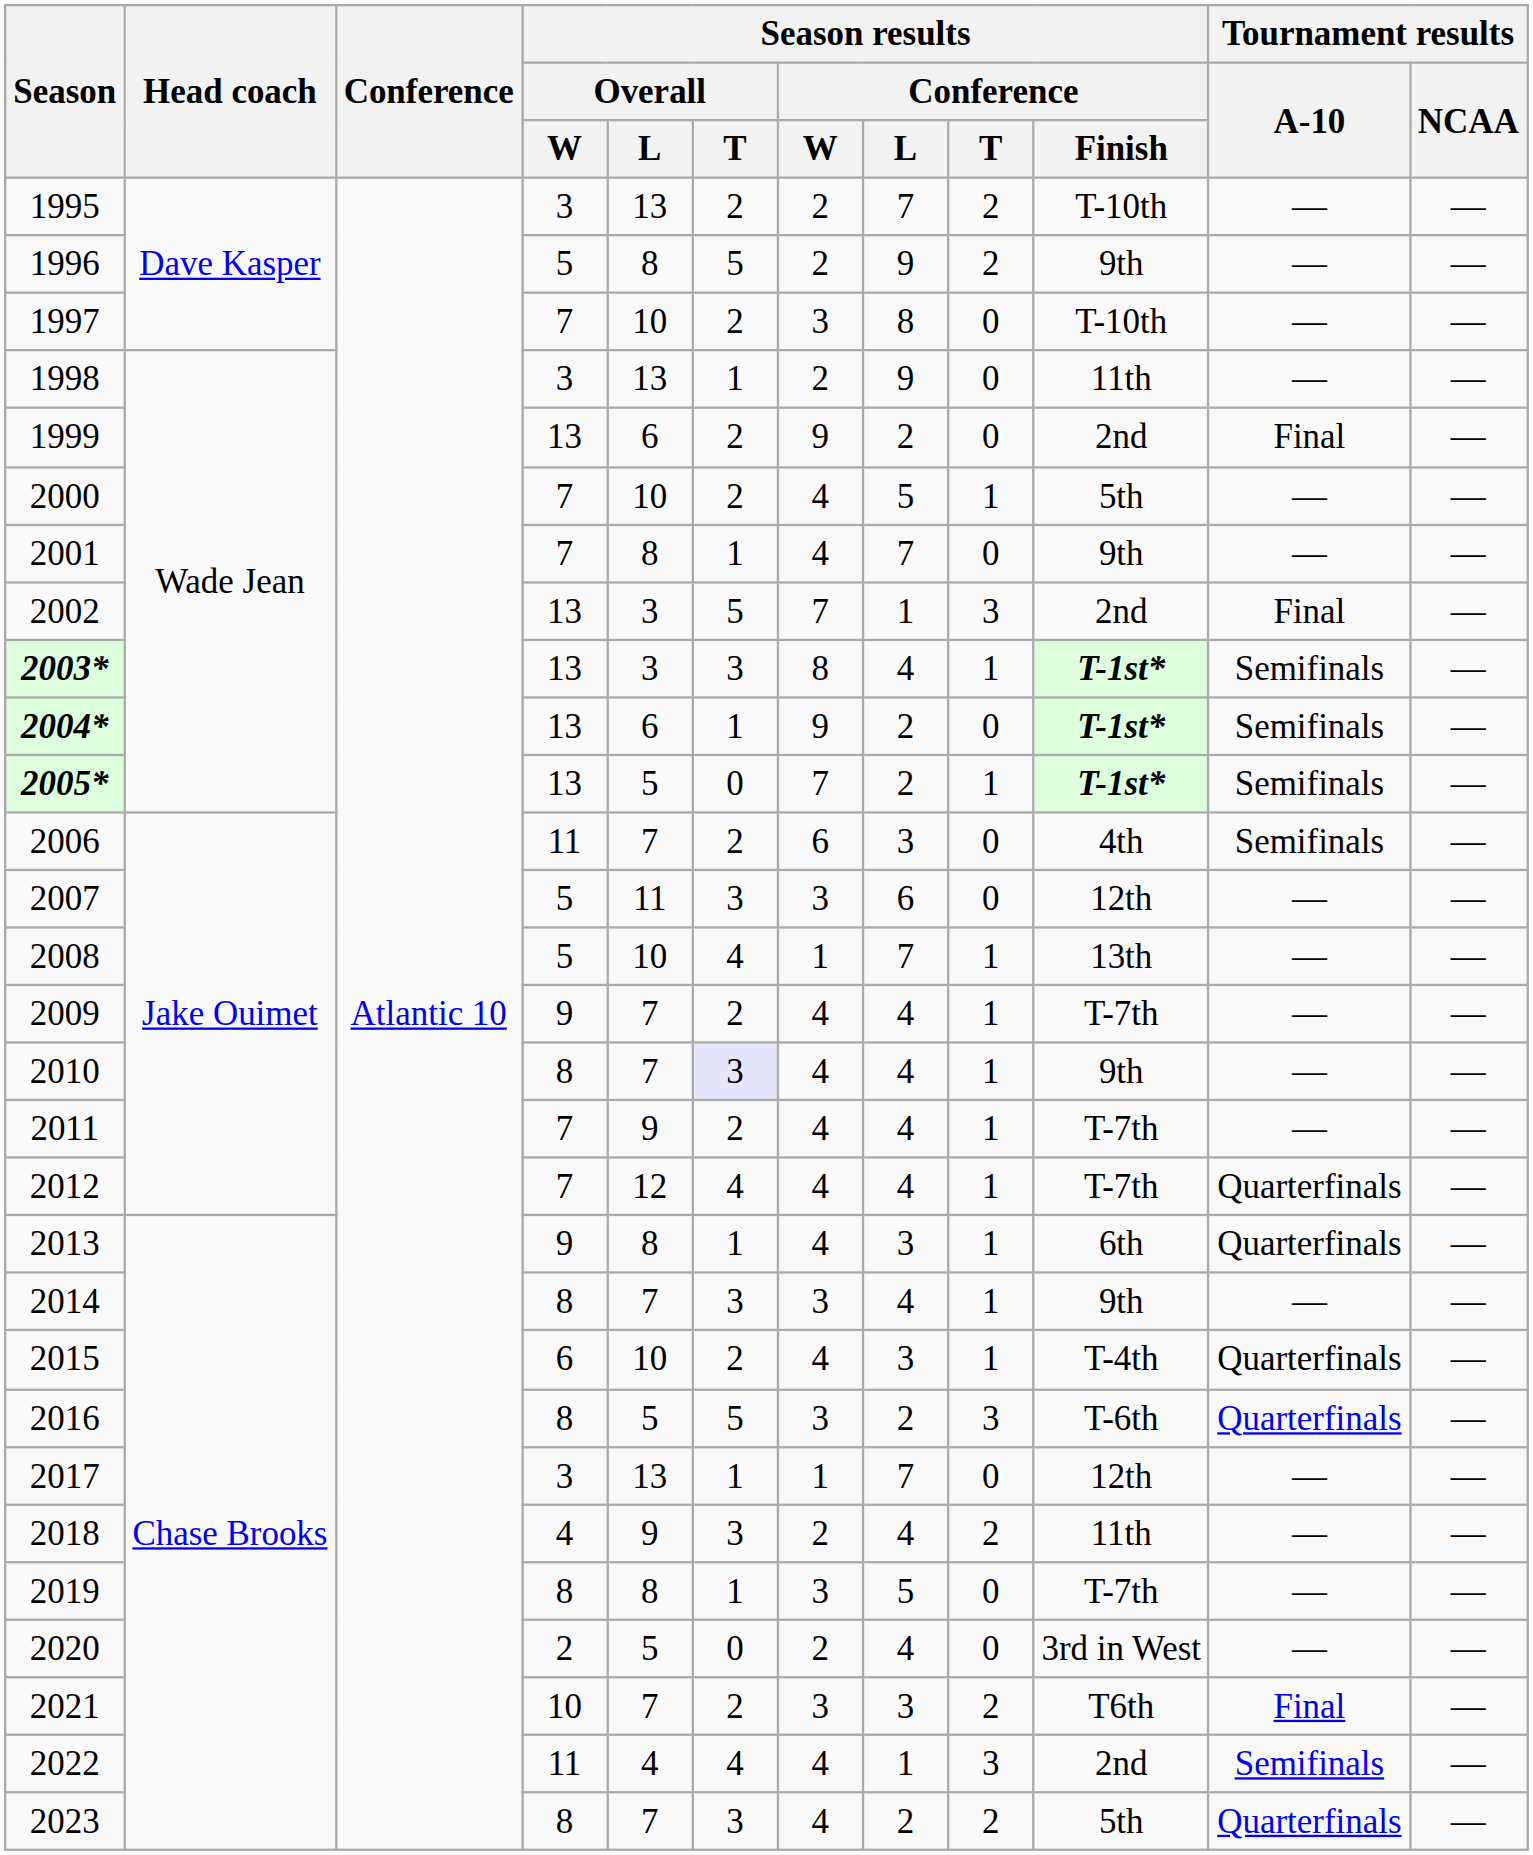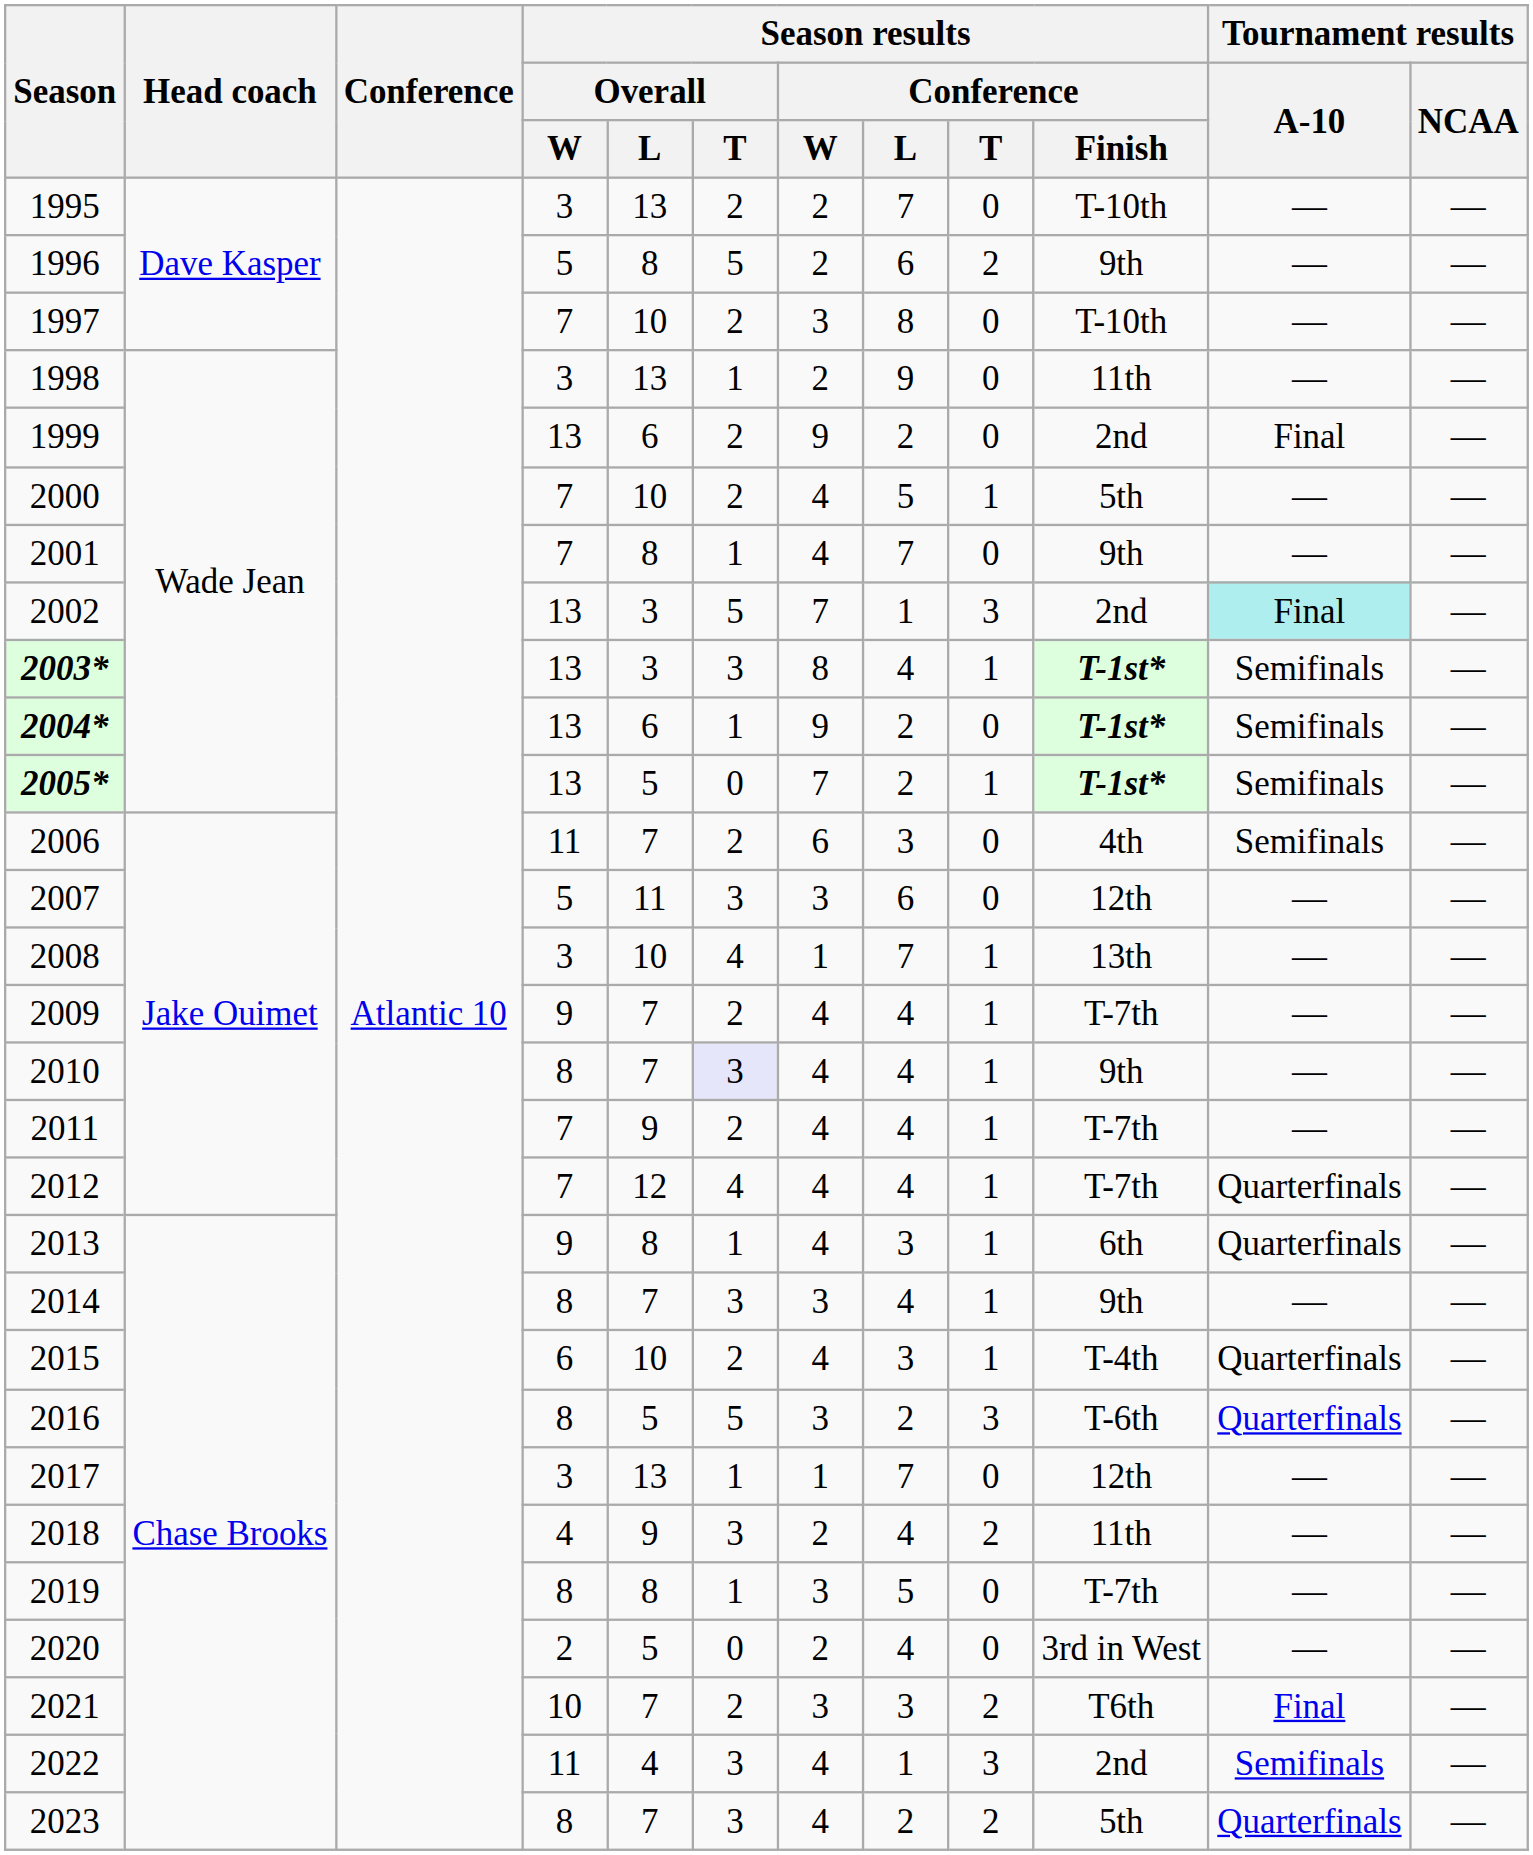(991, 206) 2 -> (991, 206) 0
(905, 264) 9 -> (905, 264) 6
(1309, 609) no background -> (1309, 609) paleturquoise background
(565, 955) 5 -> (565, 955) 3
(735, 1762) 4 -> (735, 1762) 3
